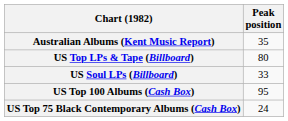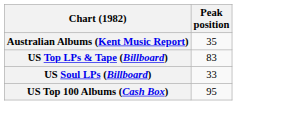(263, 58) 80 -> (211, 58) 83
- row: (124, 108)
